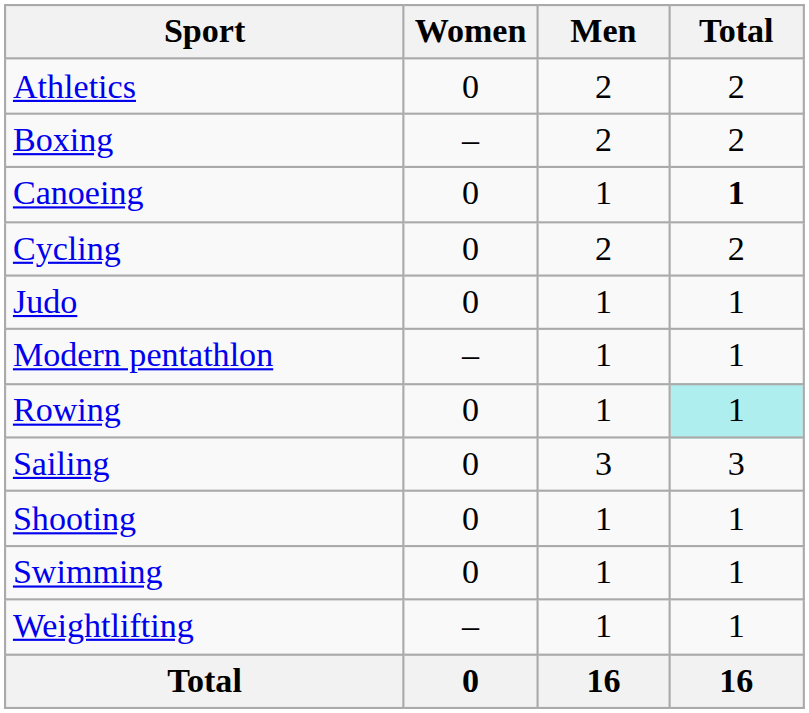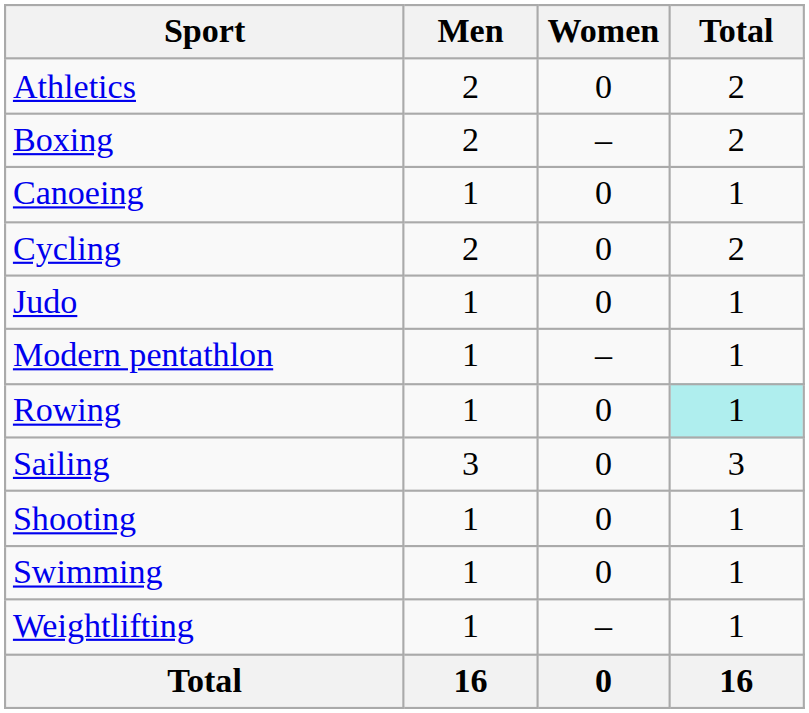columns swapped: (603, 31) <-> (471, 31)
(736, 193) bold -> (736, 193) normal
